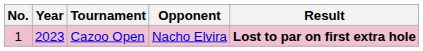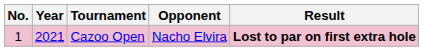(50, 36) 2023 -> (50, 36) 2021
